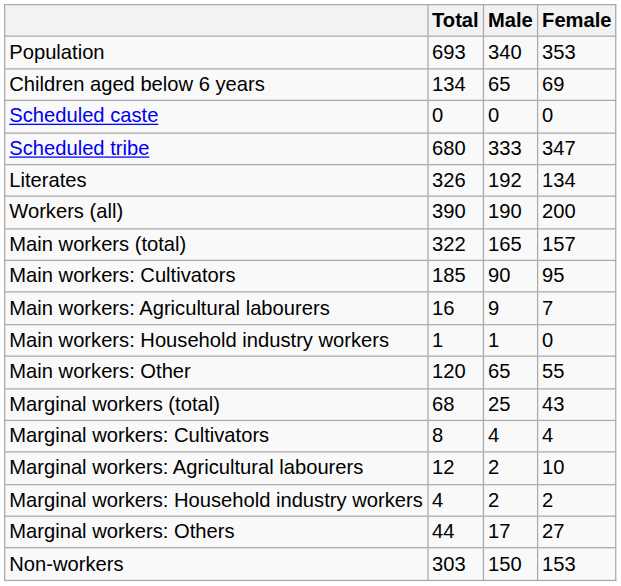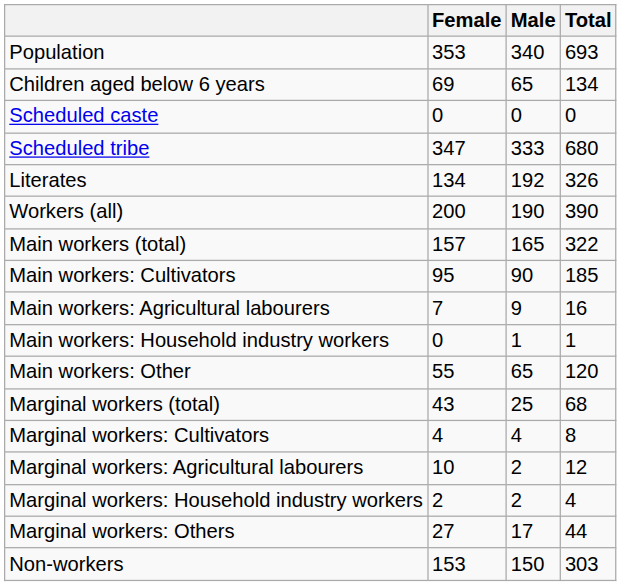columns swapped: (455, 20) <-> (577, 20)
